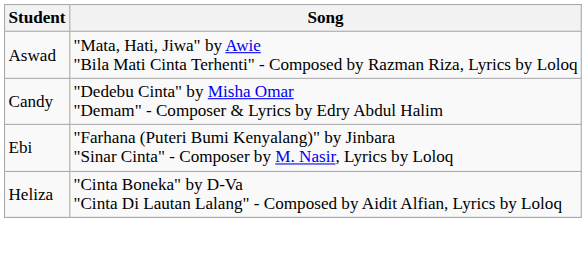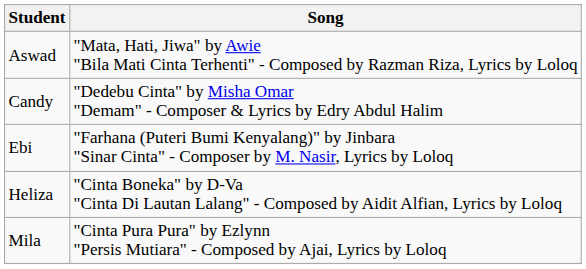+ row: (25, 240)
